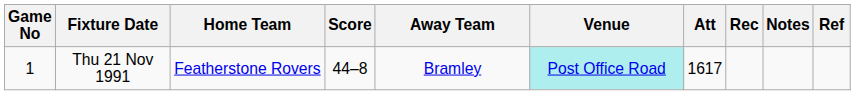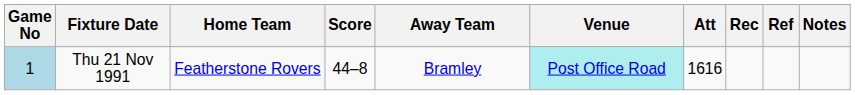columns swapped: (788, 25) <-> (832, 25)
(30, 68) no background -> (30, 68) lightblue background
(705, 68) 1617 -> (705, 68) 1616
